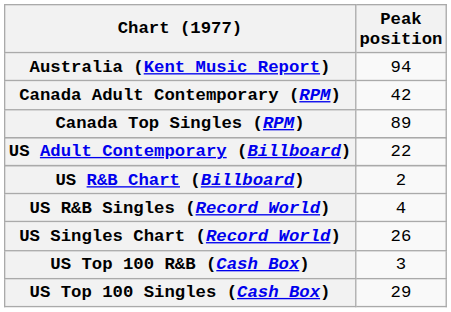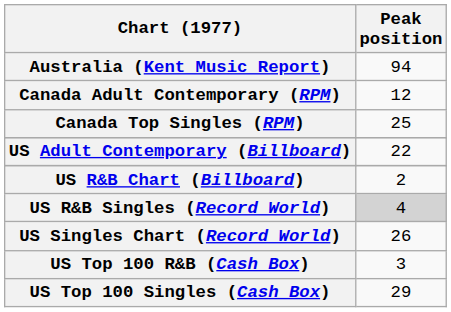(401, 95) 42 -> (401, 95) 12
(401, 123) 89 -> (401, 123) 25
(401, 208) no background -> (401, 208) lightgrey background
